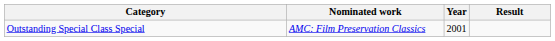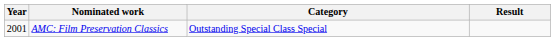columns swapped: (457, 12) <-> (145, 12)
